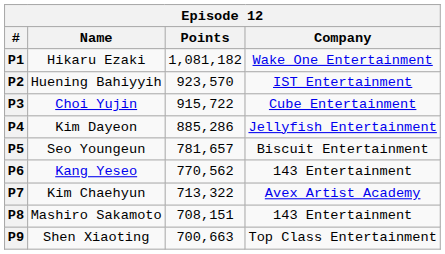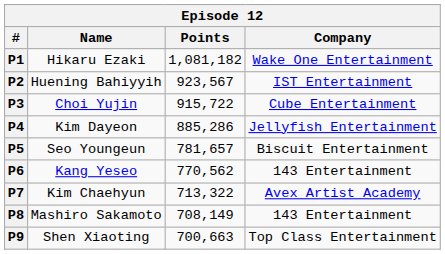(205, 82) 923,570 -> (205, 82) 923,567
(205, 216) 708,151 -> (205, 216) 708,149
